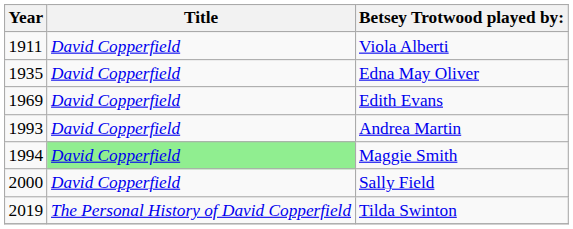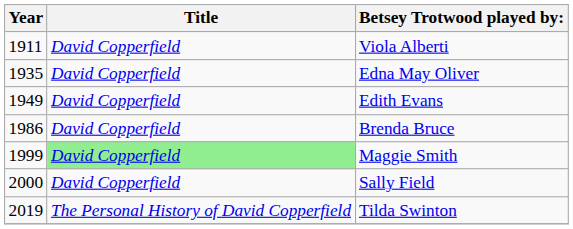(26, 100) 1969 -> (26, 100) 1949
+ row: (407, 127)
- row: (410, 127)
(26, 155) 1994 -> (26, 155) 1999
